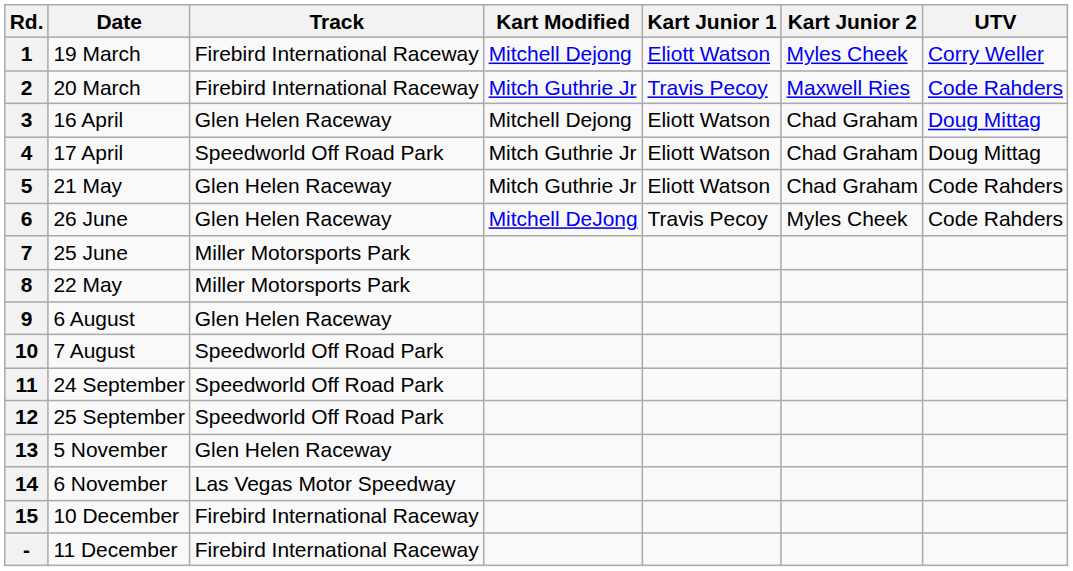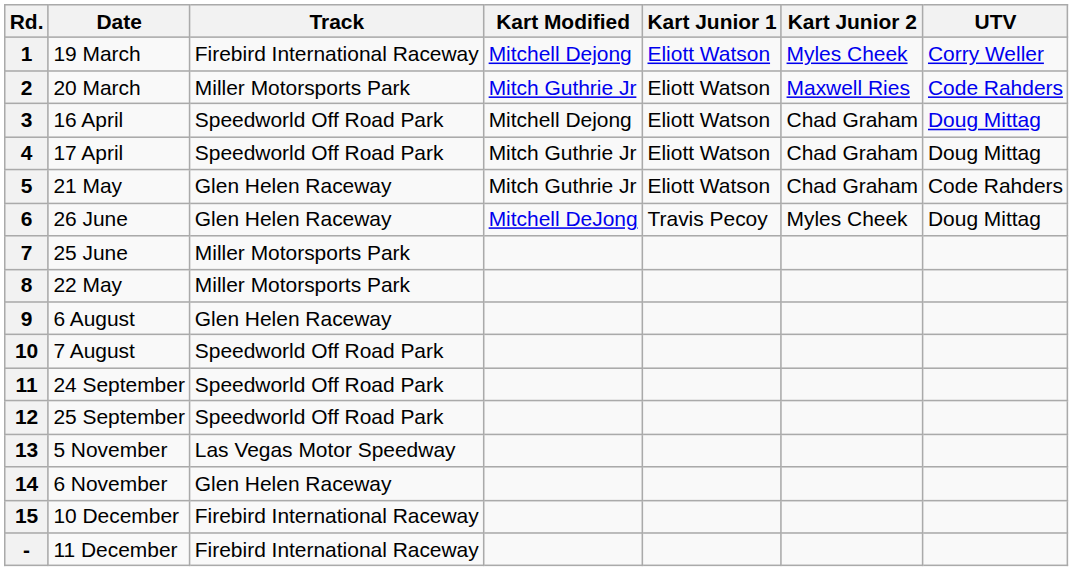(337, 87) Firebird International Raceway -> (302, 87) Miller Motorsports Park
(708, 87) Travis Pecoy -> (709, 87) Eliott Watson
(293, 120) Glen Helen Raceway -> (319, 120) Speedworld Off Road Park
(995, 219) Code Rahders -> (984, 219) Doug Mittag
(293, 450) Glen Helen Raceway -> (325, 450) Las Vegas Motor Speedway
(325, 483) Las Vegas Motor Speedway -> (293, 483) Glen Helen Raceway
